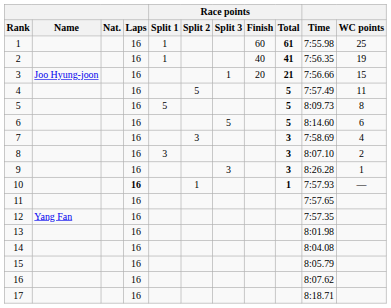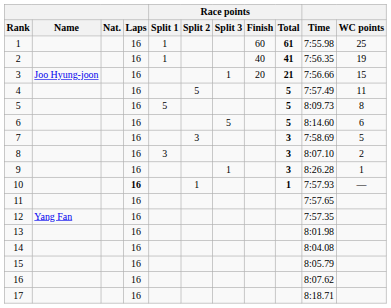(361, 138) 4 -> (361, 138) 5
(228, 169) 3 -> (228, 169) 1
